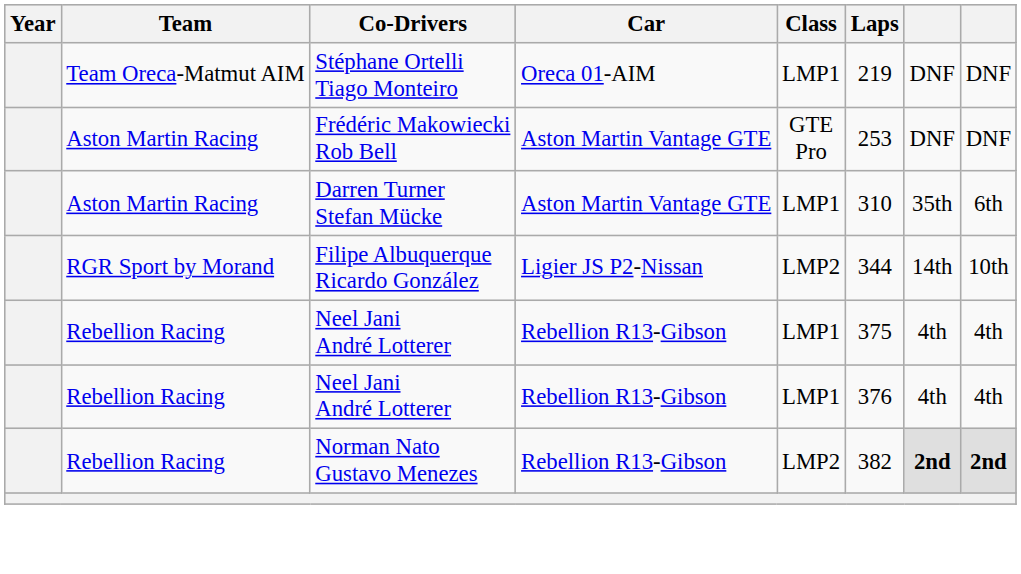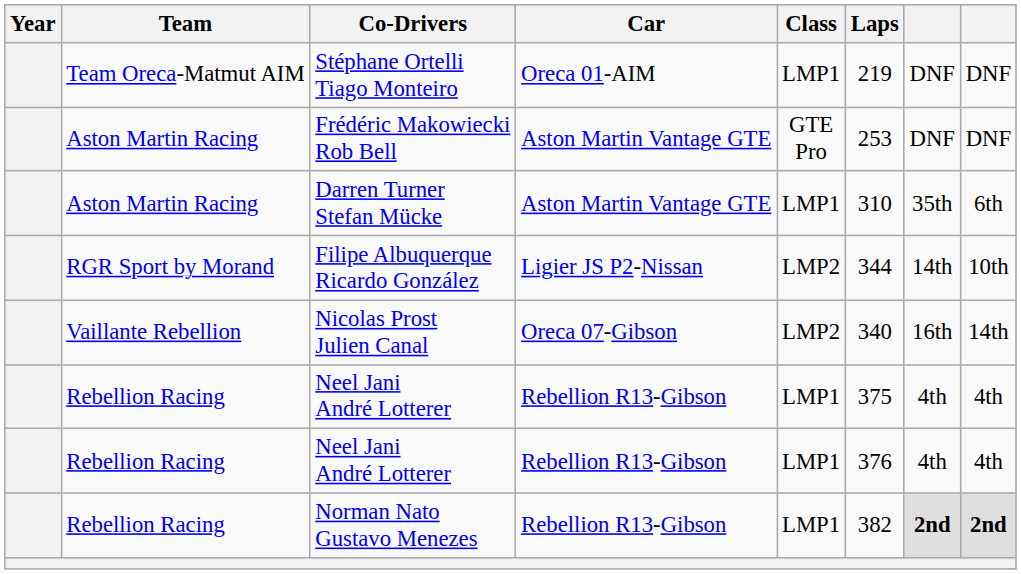+ row: (154, 332)
(811, 460) LMP2 -> (811, 525) LMP1
